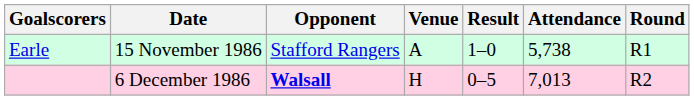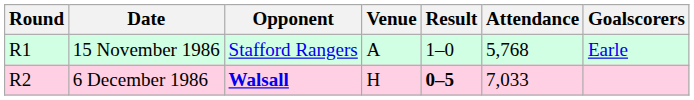columns swapped: (657, 19) <-> (57, 19)
(549, 49) 5,738 -> (507, 49) 5,768
(482, 79) normal -> (440, 79) bold
(549, 79) 7,013 -> (507, 79) 7,033
